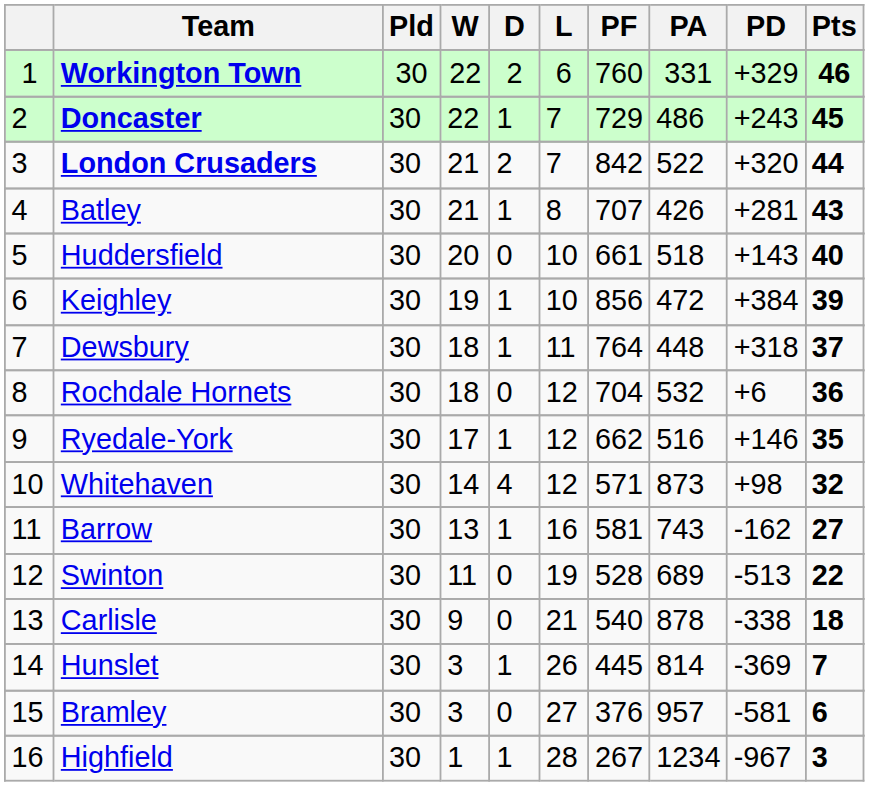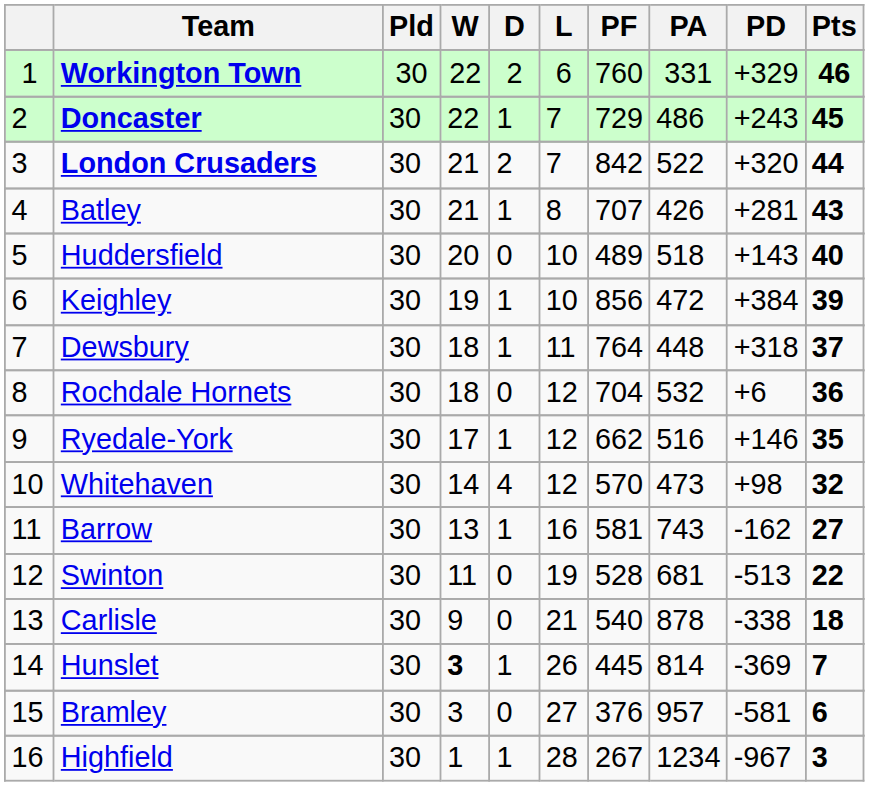(619, 255) 661 -> (619, 255) 489
(619, 484) 571 -> (619, 484) 570
(680, 484) 873 -> (680, 484) 473
(680, 575) 689 -> (680, 575) 681
(455, 666) normal -> (455, 666) bold
